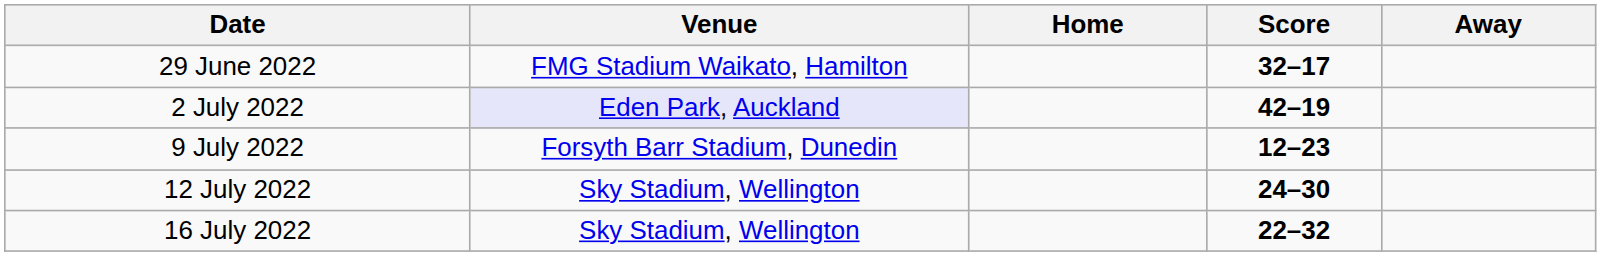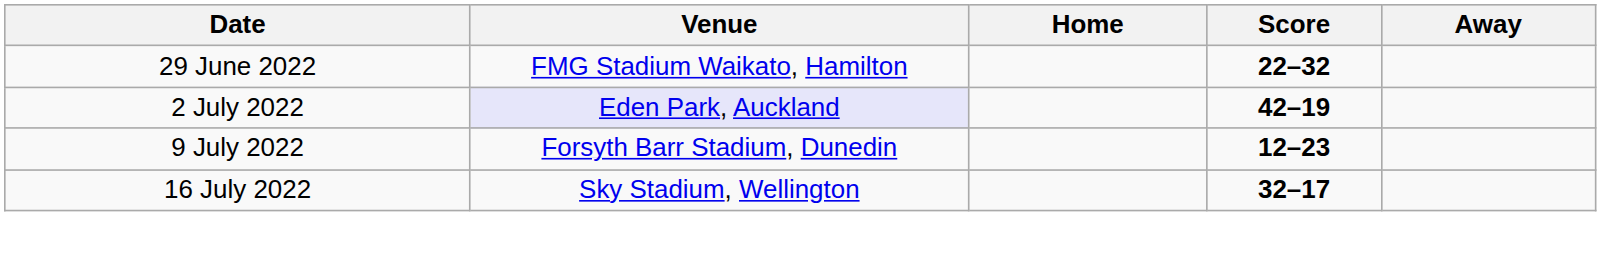(1294, 66) 32–17 -> (1294, 66) 22–32
- row: (238, 189)
(1294, 230) 22–32 -> (1294, 189) 32–17
